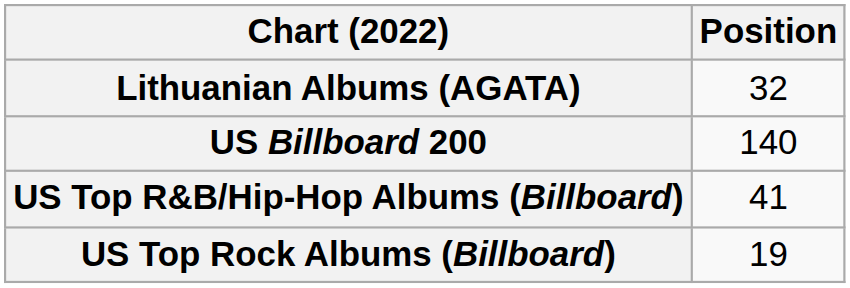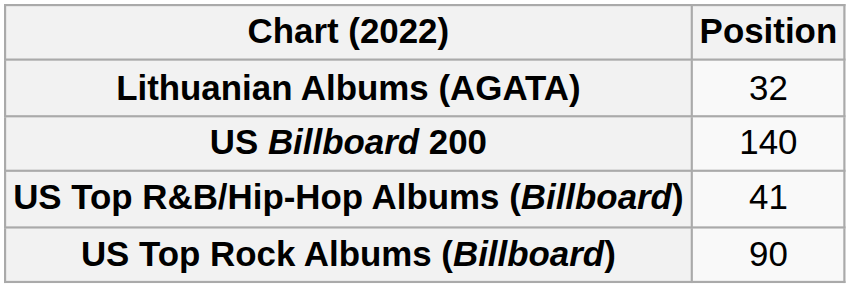(768, 253) 19 -> (768, 253) 90
